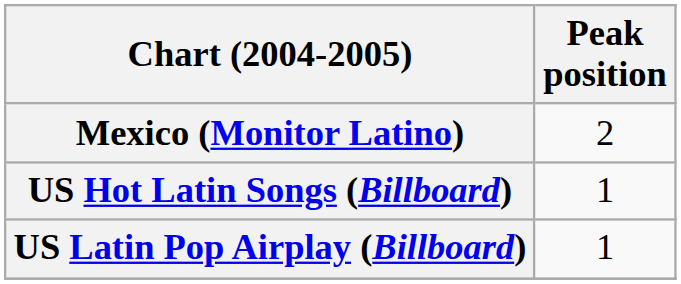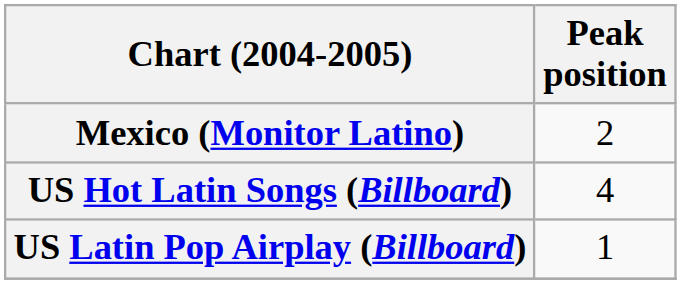(605, 190) 1 -> (605, 190) 4
